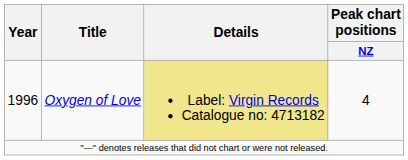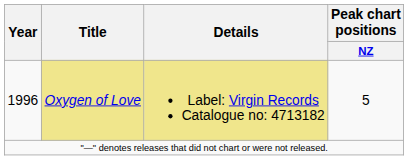(93, 100) no background -> (93, 100) khaki background
(366, 100) 4 -> (366, 100) 5
